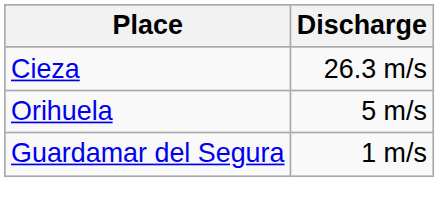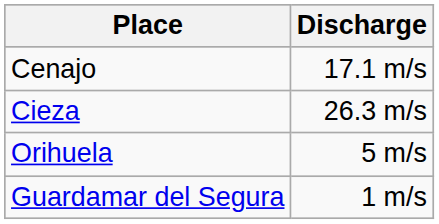+ row: (54, 68)
